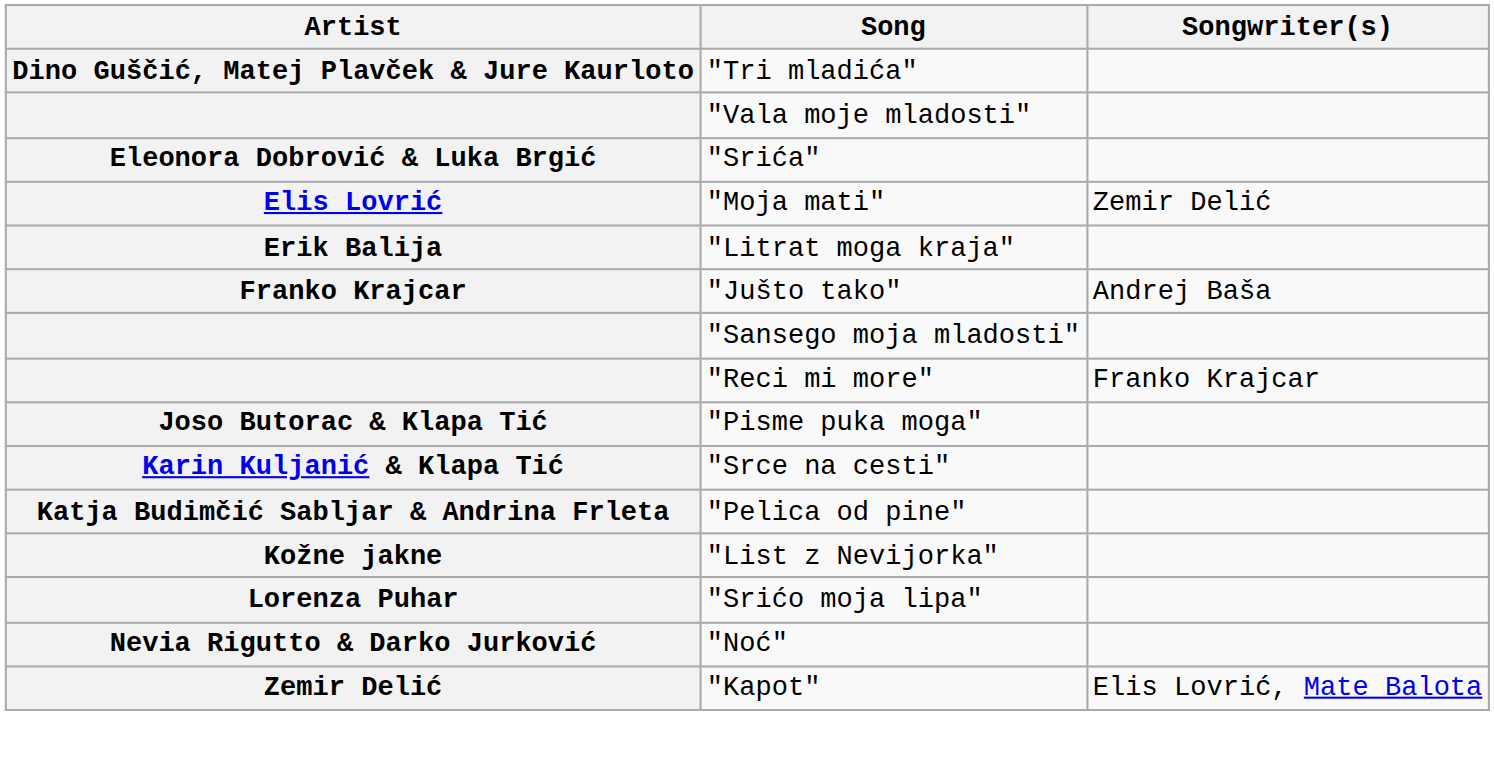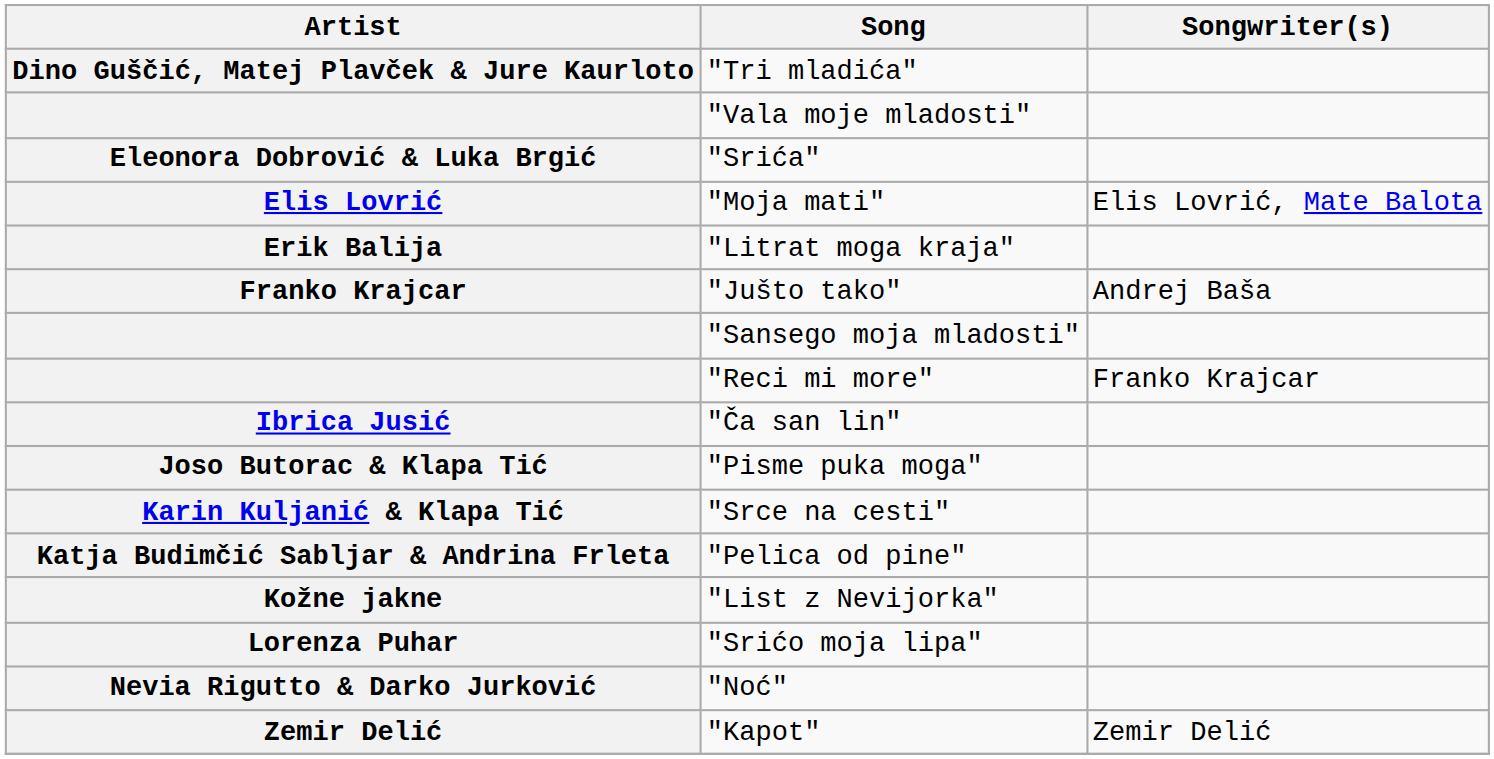(1182, 203) Zemir Delić -> (1288, 203) Elis Lovrić, Mate Balota
+ row: (804, 424)
(1288, 688) Elis Lovrić, Mate Balota -> (1182, 732) Zemir Delić
